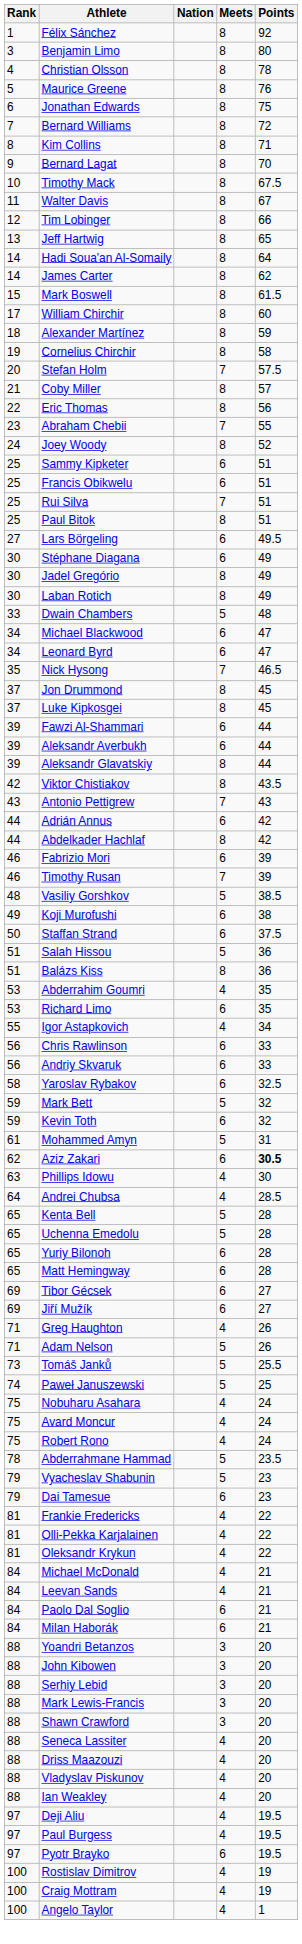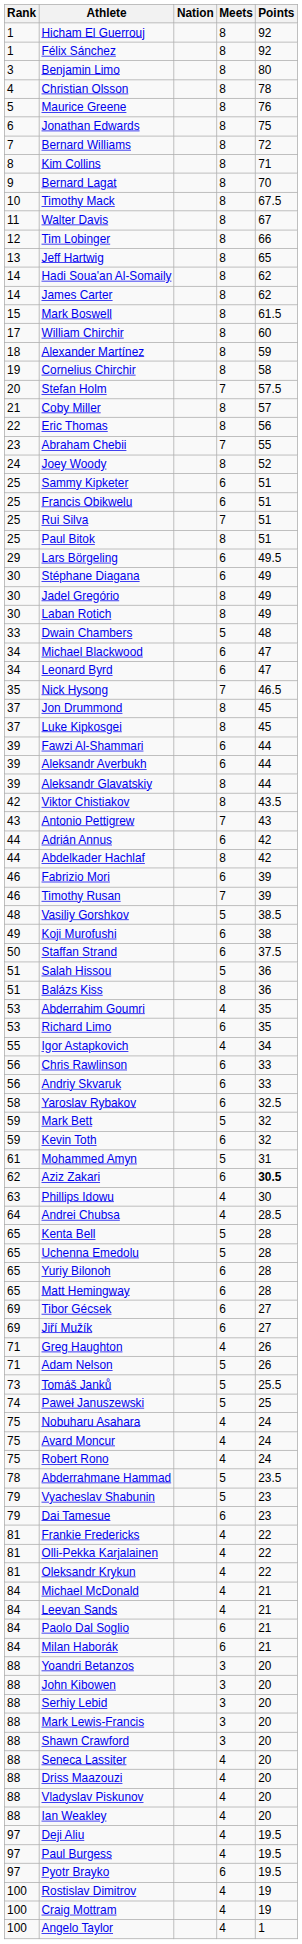+ row: (93, 32)
(265, 257) 64 -> (265, 276) 62
(14, 539) 27 -> (14, 558) 29
